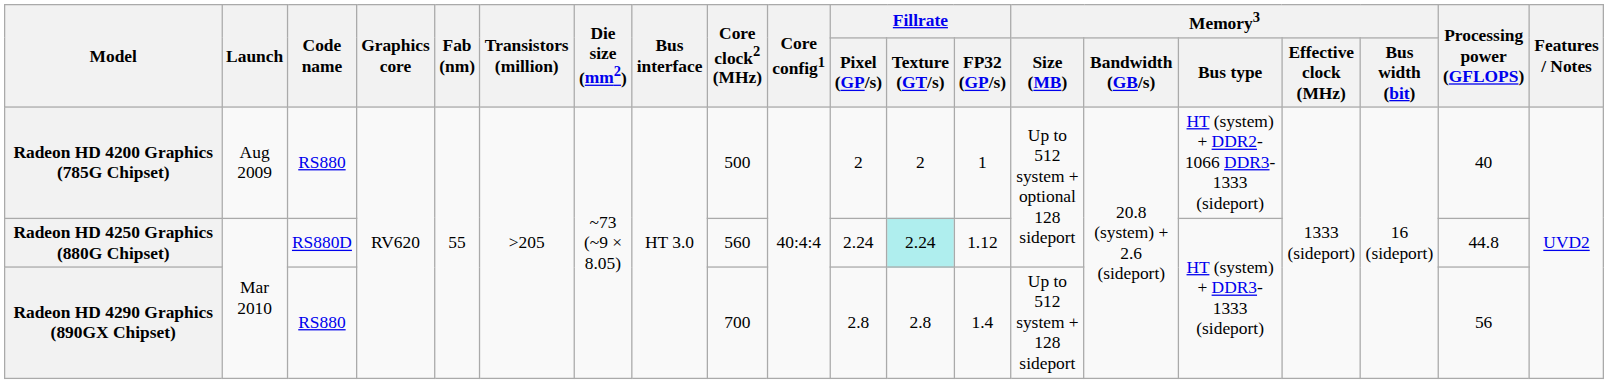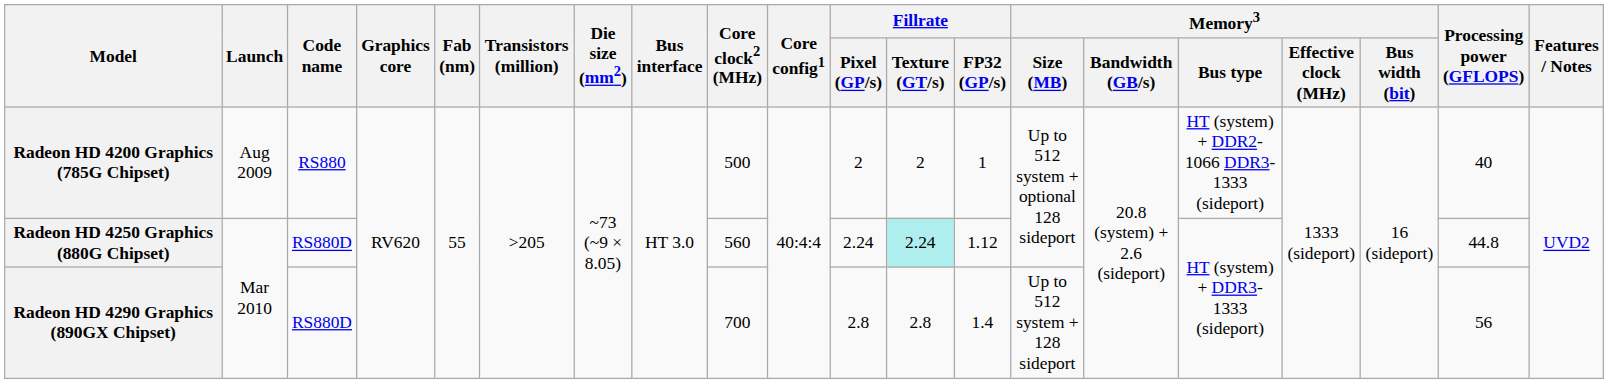(322, 322) RS880 -> (322, 322) RS880D
